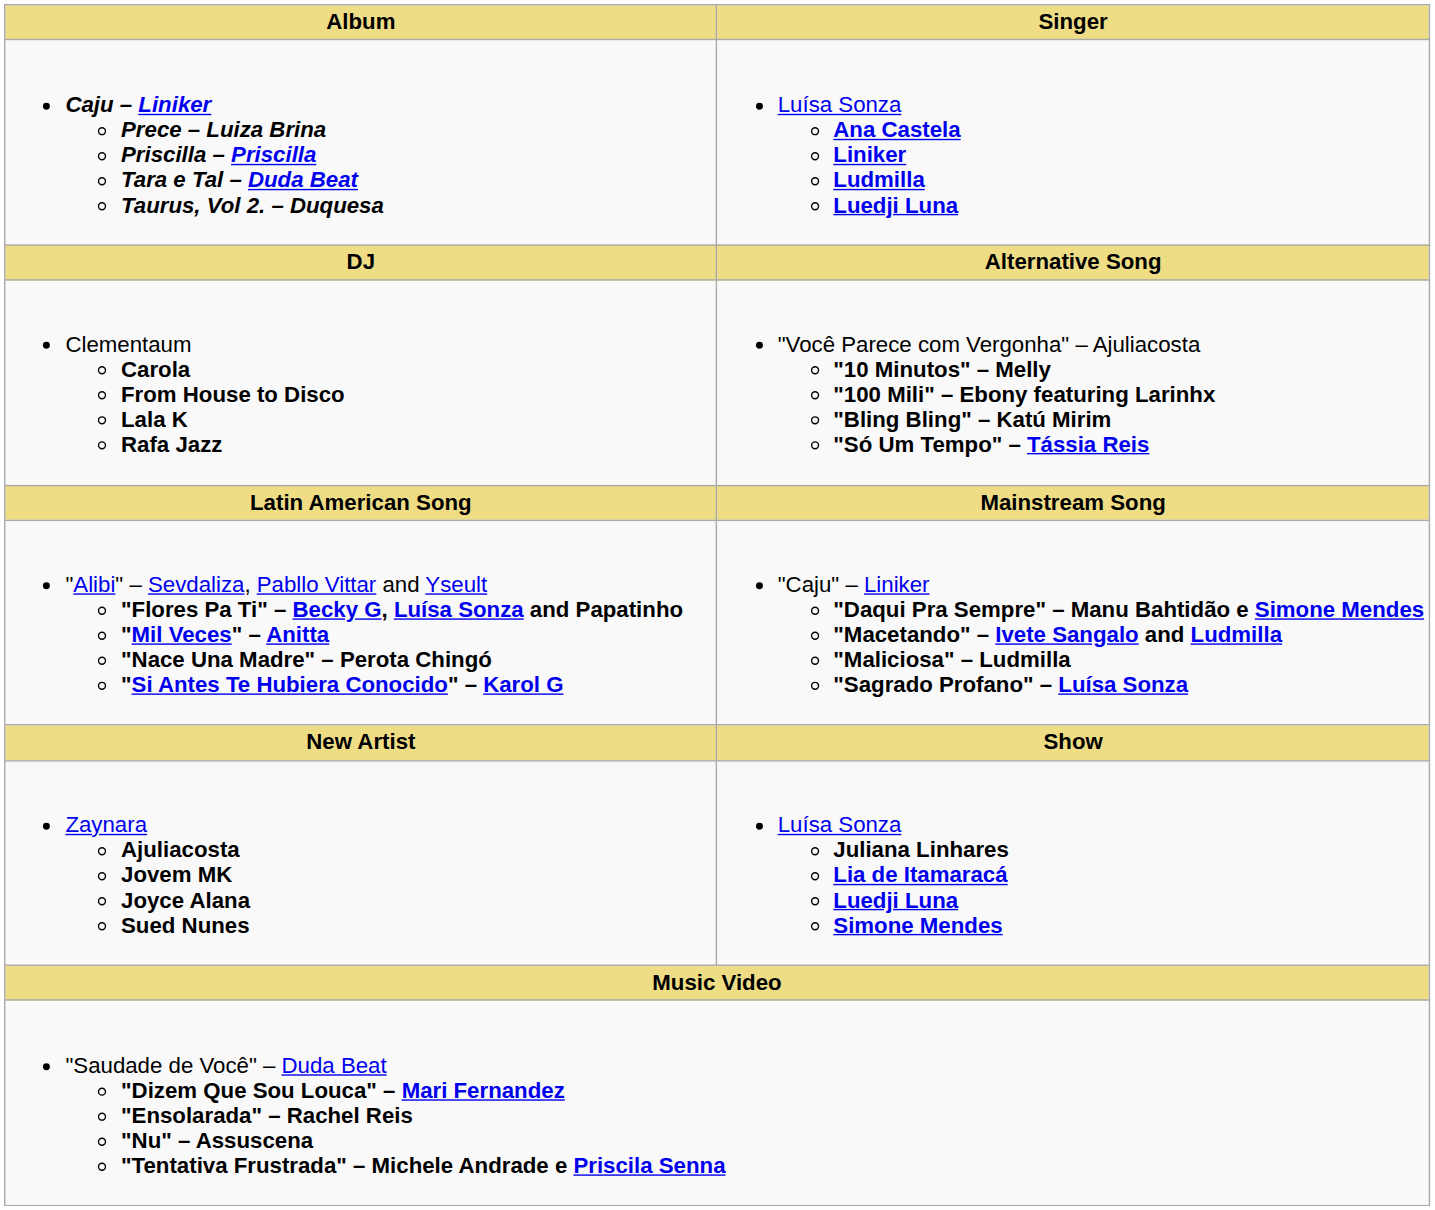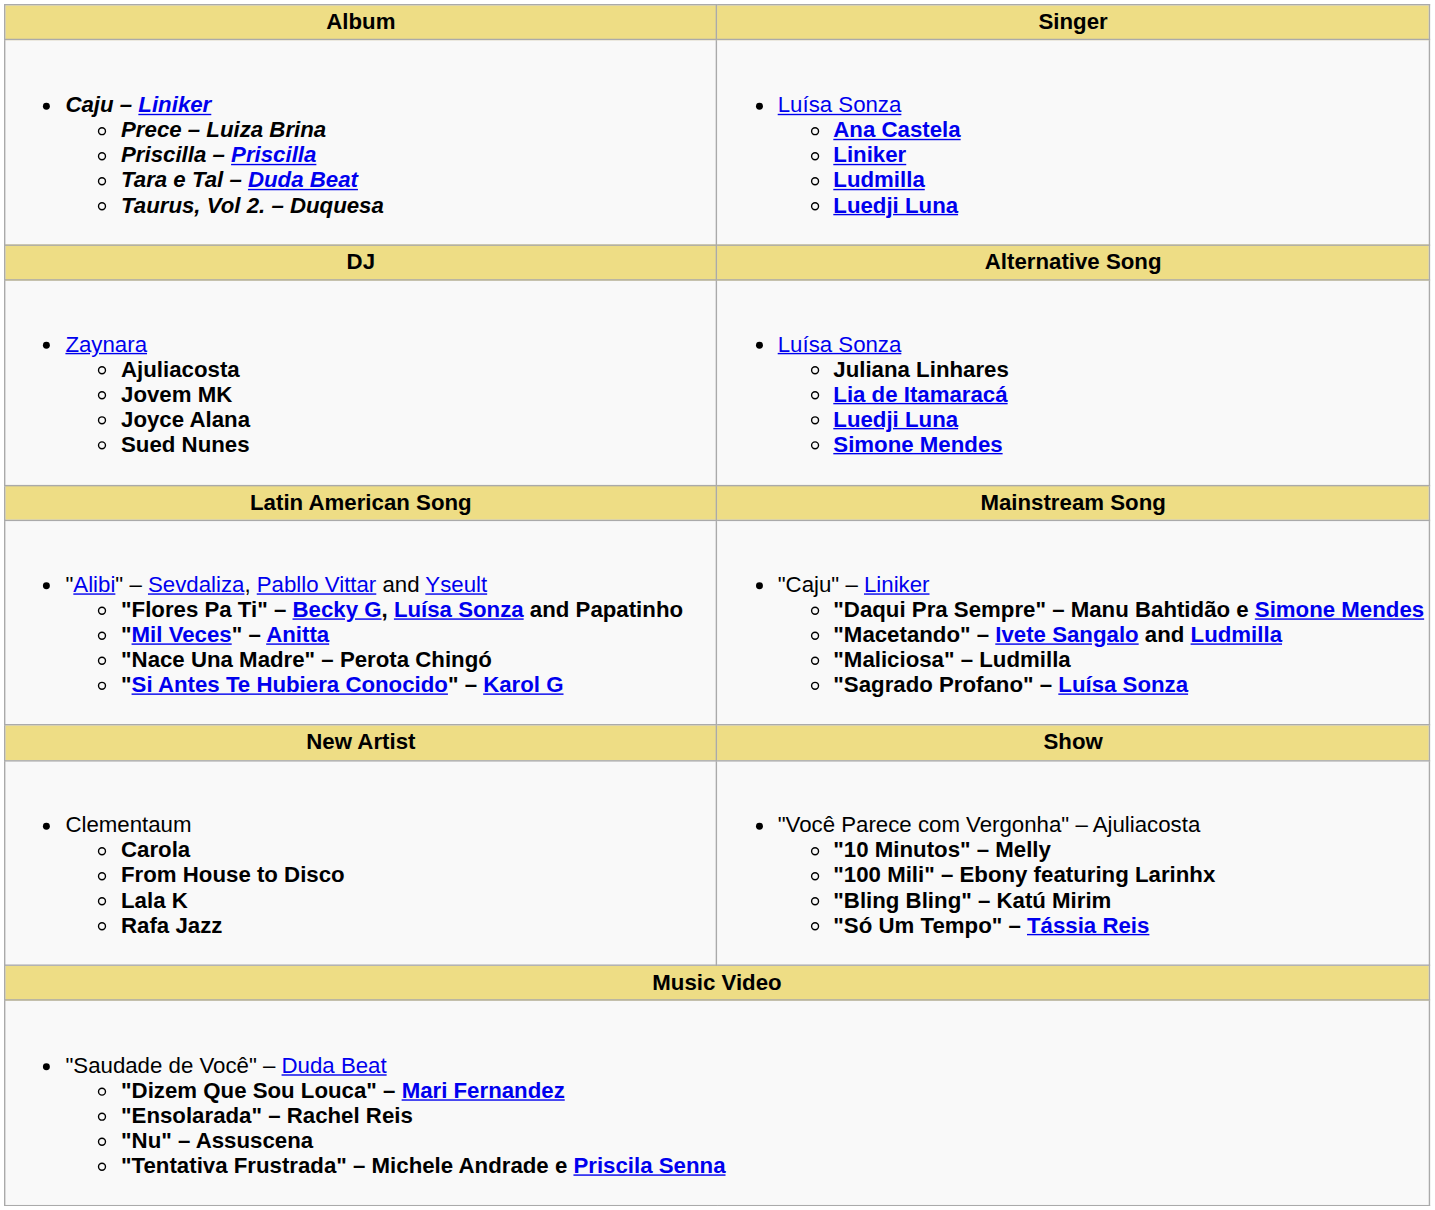rows swapped: (361, 395) <-> (361, 875)
